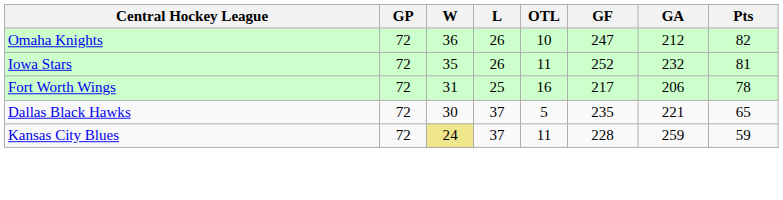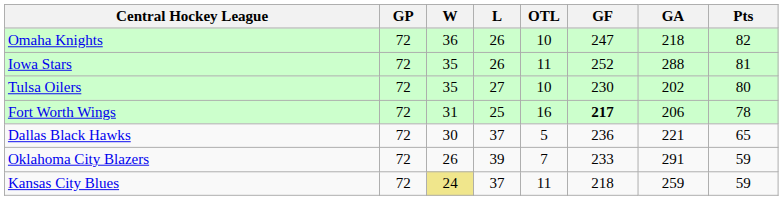(673, 40) 212 -> (673, 40) 218
(673, 64) 232 -> (673, 64) 288
+ row: (45, 87)
(603, 87) normal -> (603, 111) bold
(603, 111) 235 -> (603, 135) 236
+ row: (79, 159)
(603, 135) 228 -> (603, 183) 218
